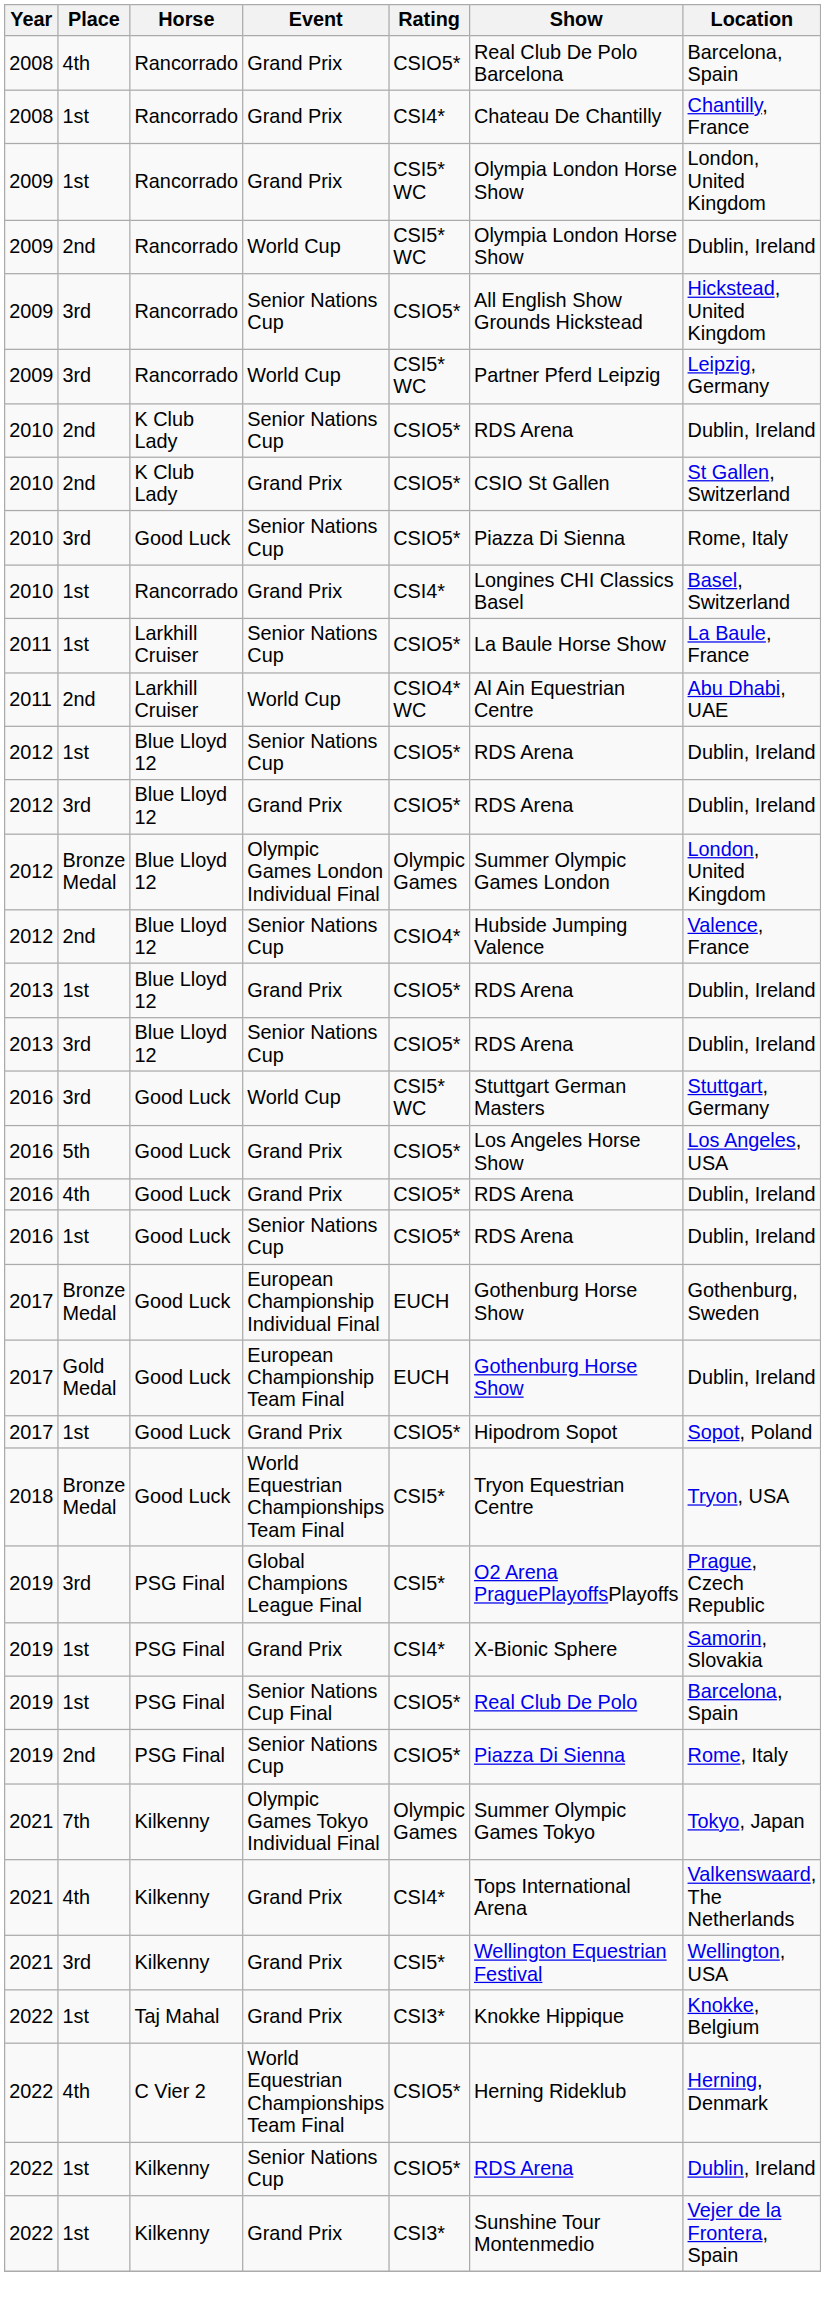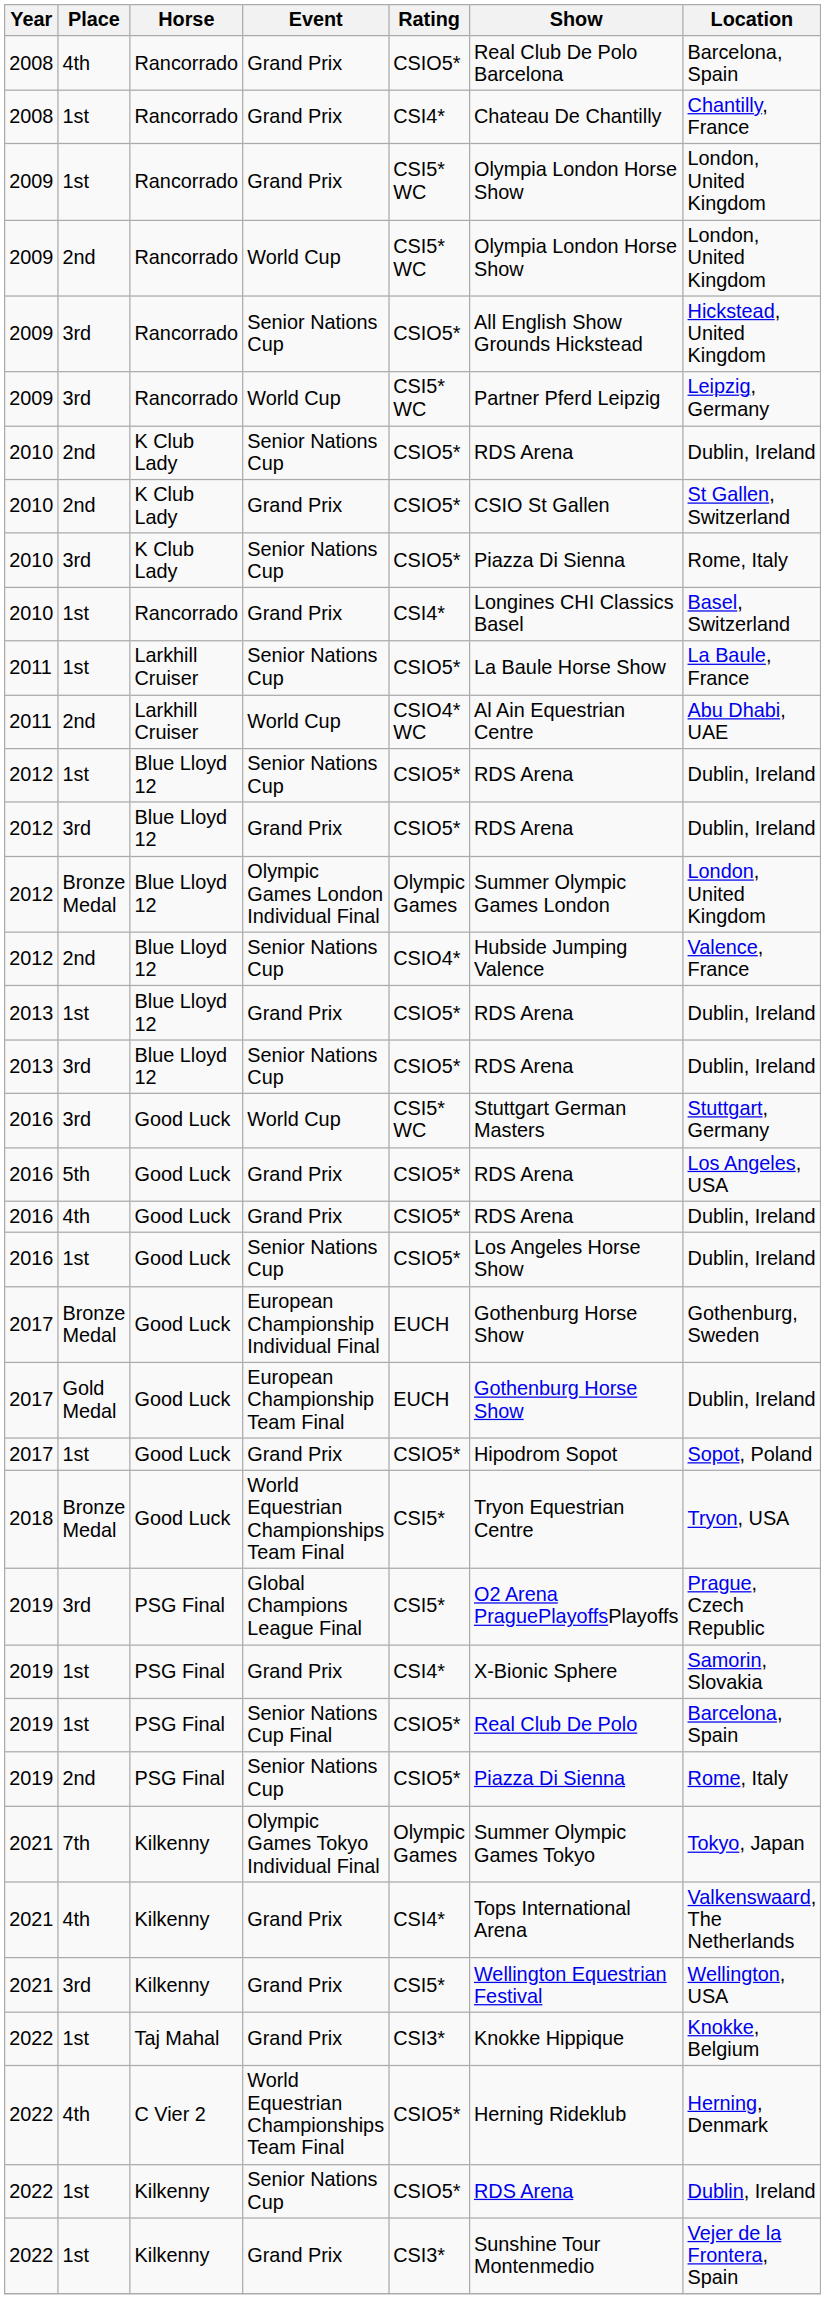(752, 246) Dublin, Ireland -> (727, 257) London, United Kingdom
(182, 537) Good Luck -> (164, 560) K Club Lady
(557, 1151) Los Angeles Horse Show -> (524, 1174) RDS Arena
(524, 1236) RDS Arena -> (557, 1259) Los Angeles Horse Show
